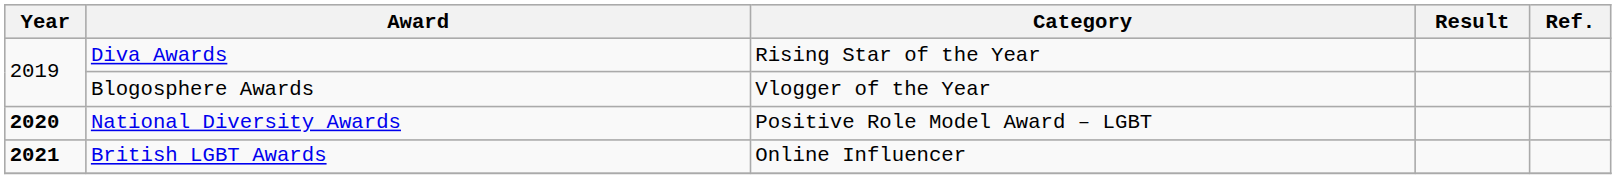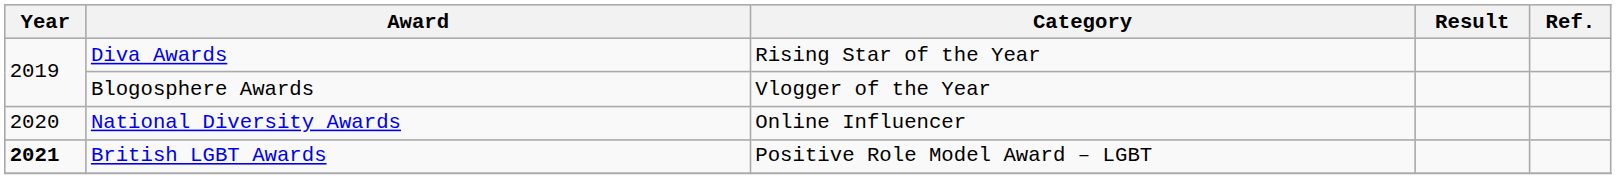(35, 123) bold -> (35, 123) normal
(954, 123) Positive Role Model Award – LGBT -> (861, 123) Online Influencer
(861, 156) Online Influencer -> (954, 156) Positive Role Model Award – LGBT
